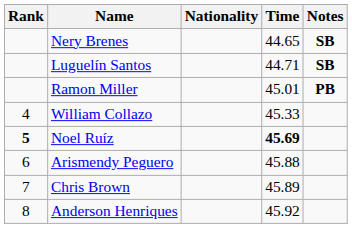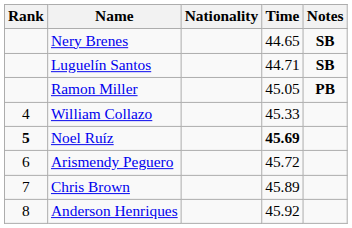(282, 89) 45.01 -> (282, 89) 45.05
(282, 162) 45.88 -> (282, 162) 45.72
